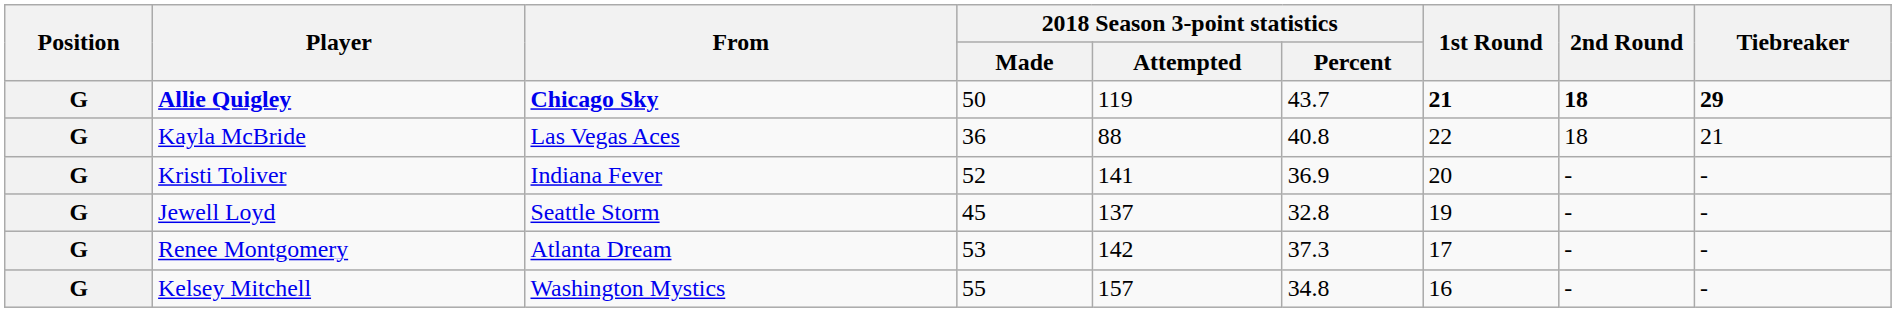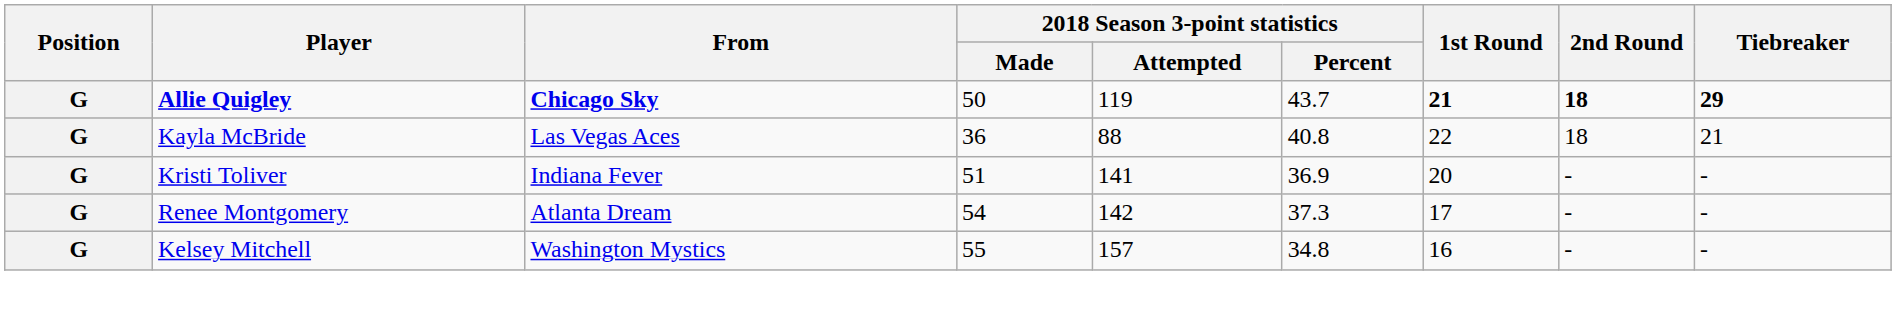(974, 174) 52 -> (974, 174) 51
- row: (217, 212)
(974, 250) 53 -> (974, 212) 54
